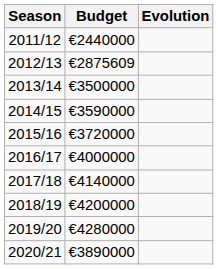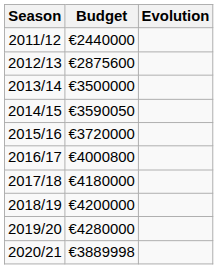(102, 63) €2875609 -> (102, 63) €2875600
(102, 110) €3590000 -> (102, 110) €3590050
(102, 157) €4000000 -> (102, 157) €4000800
(102, 181) €4140000 -> (102, 181) €4180000
(102, 252) €3890000 -> (102, 252) €3889998
